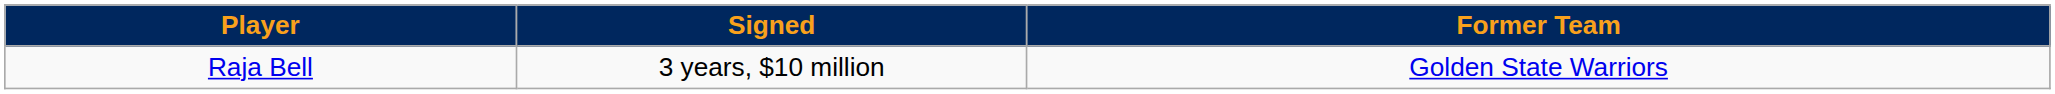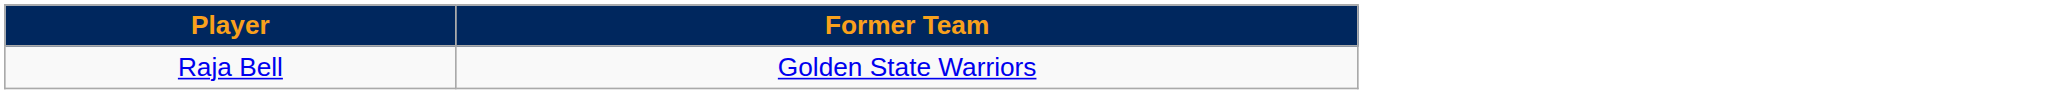- column: (772, 25)
